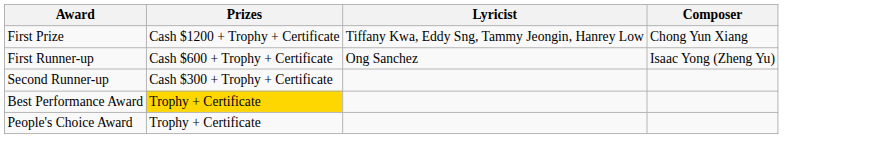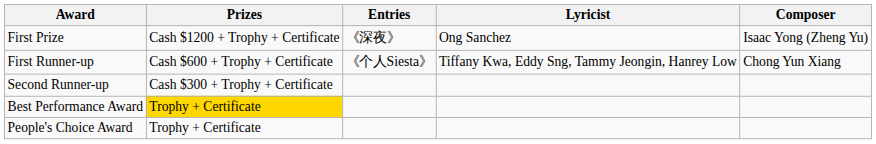+ column: (389, 15)
(495, 36) Tiffany Kwa, Eddy Sng, Tammy Jeongin, Hanrey Low -> (475, 38) Ong Sanchez
(699, 36) Chong Yun Xiang -> (806, 38) Isaac Yong (Zheng Yu)
(382, 58) Ong Sanchez -> (588, 62) Tiffany Kwa, Eddy Sng, Tammy Jeongin, Hanrey Low
(713, 58) Isaac Yong (Zheng Yu) -> (792, 62) Chong Yun Xiang
